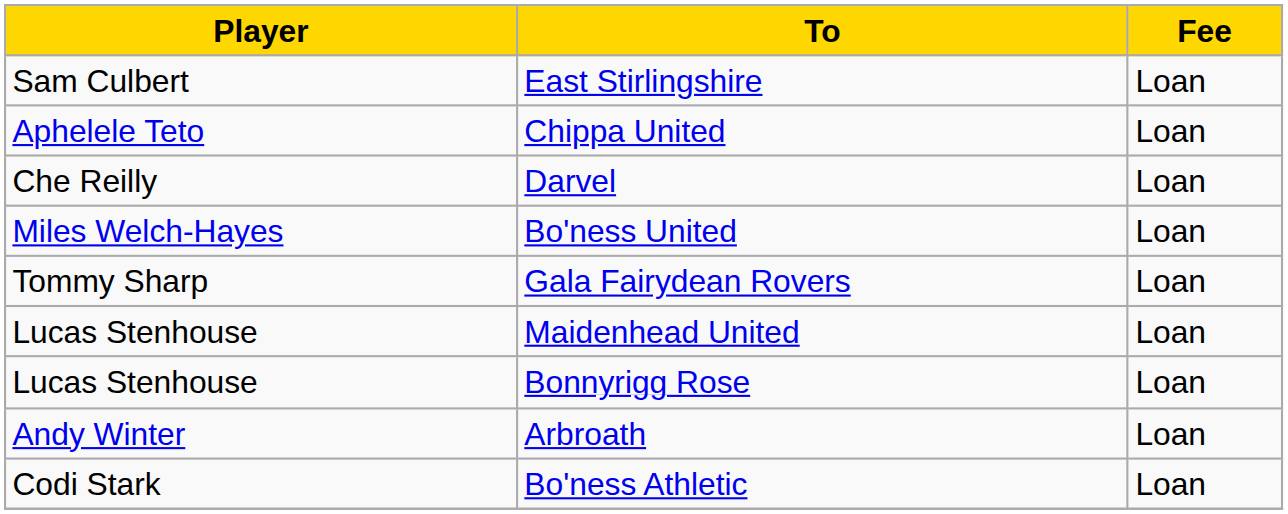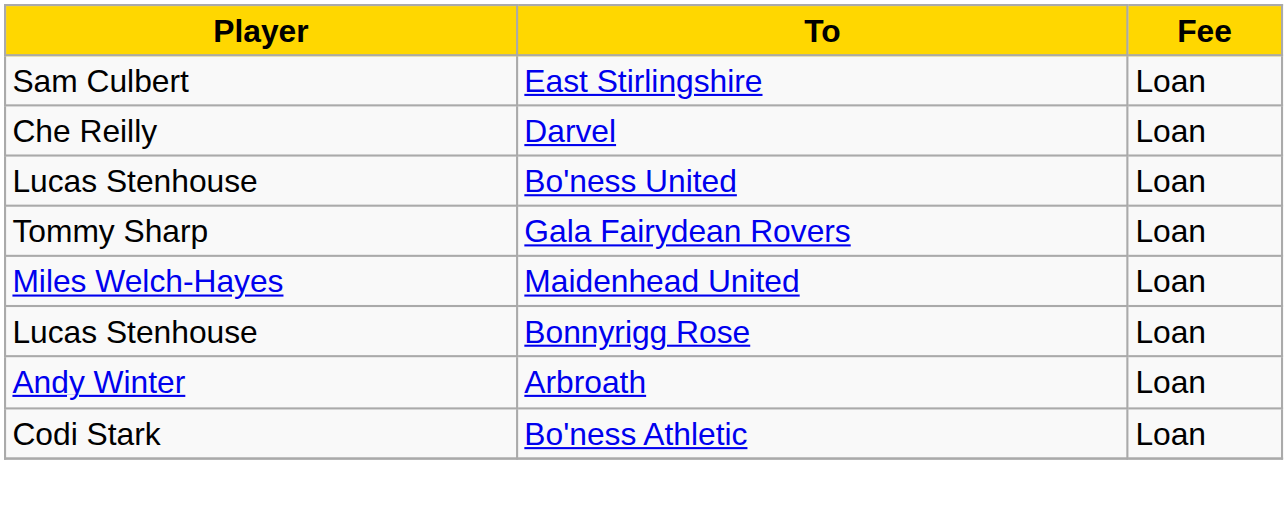- row: (625, 131)
(148, 232) Miles Welch-Hayes -> (135, 181) Lucas Stenhouse
(135, 332) Lucas Stenhouse -> (148, 282) Miles Welch-Hayes
